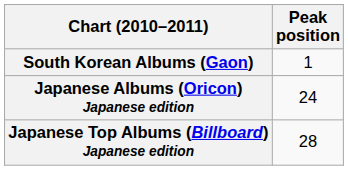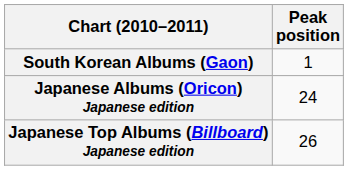(308, 142) 28 -> (308, 142) 26
